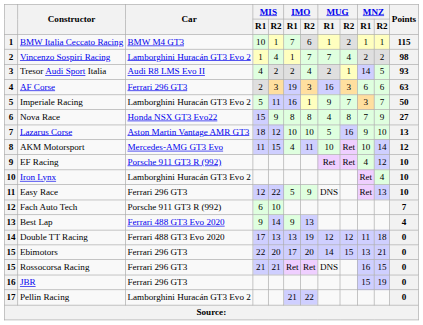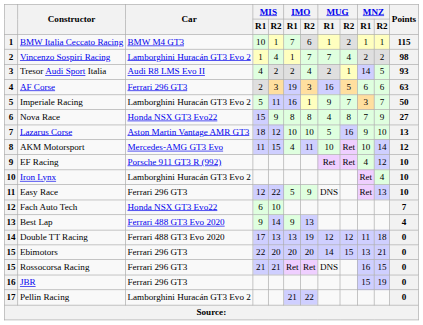(349, 86) 3 -> (349, 86) 5
(174, 207) Porsche 911 GT3 R (992) -> (172, 207) Honda NSX GT3 Evo22
(292, 252) 17 -> (292, 252) 20
